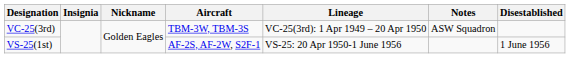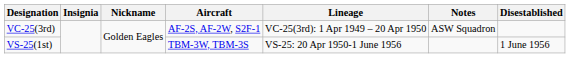(208, 28) TBM-3W, TBM-3S -> (214, 28) AF-2S, AF-2W, S2F-1
(214, 45) AF-2S, AF-2W, S2F-1 -> (208, 45) TBM-3W, TBM-3S
